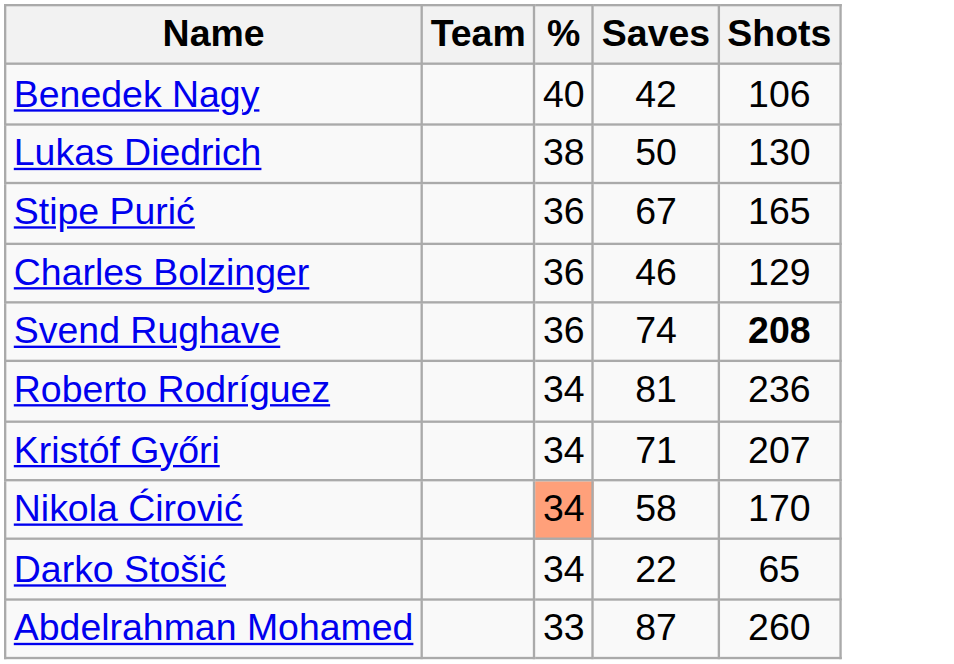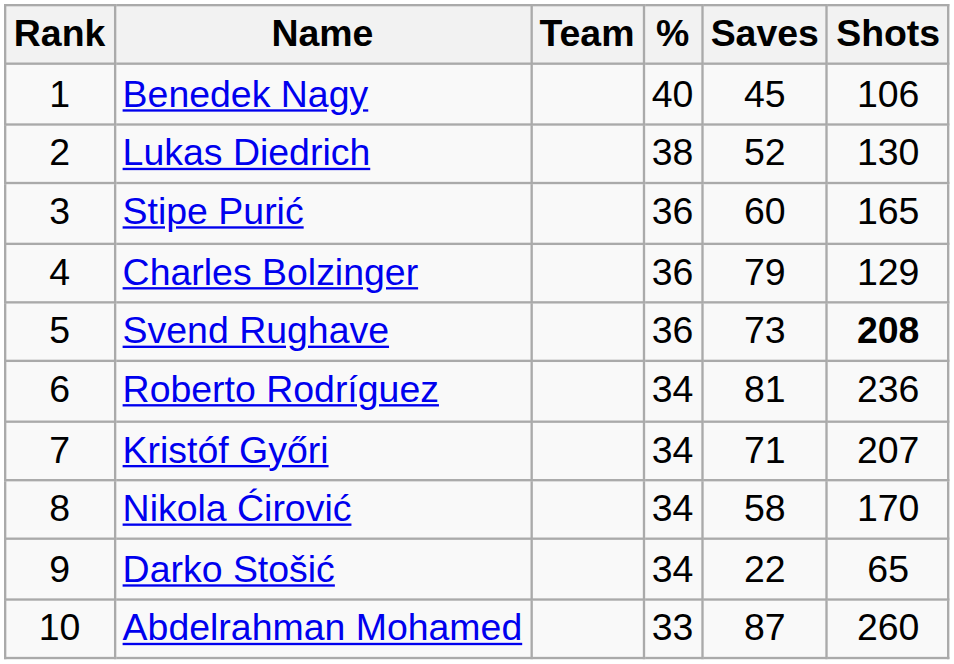+ column: (60, 34)
(656, 93) 42 -> (765, 93) 45
(656, 152) 50 -> (765, 152) 52
(656, 212) 67 -> (765, 212) 60
(656, 271) 46 -> (765, 271) 79
(656, 331) 74 -> (765, 331) 73
(564, 509) lightsalmon background -> (673, 509) no background
